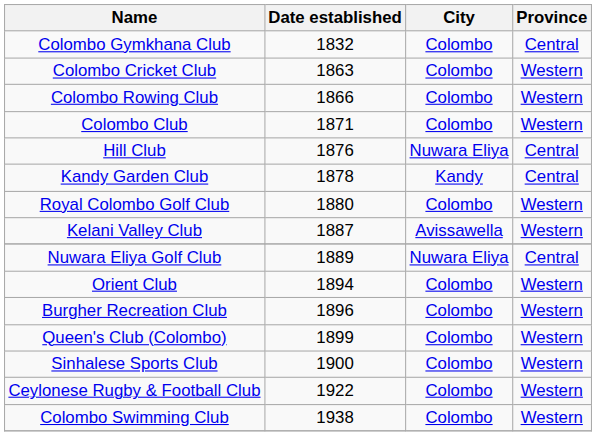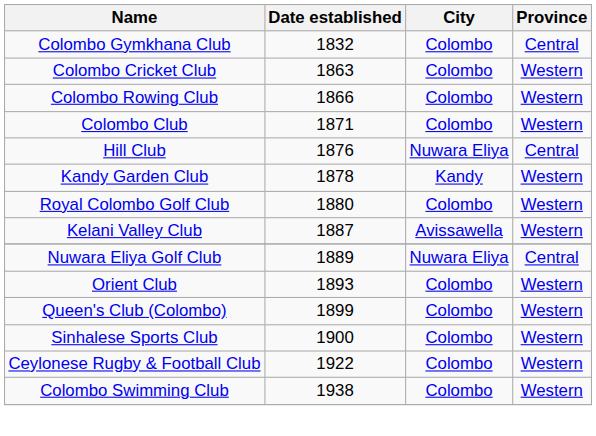(552, 177) Central -> (552, 177) Western
(335, 284) 1894 -> (335, 284) 1893
- row: (134, 310)
